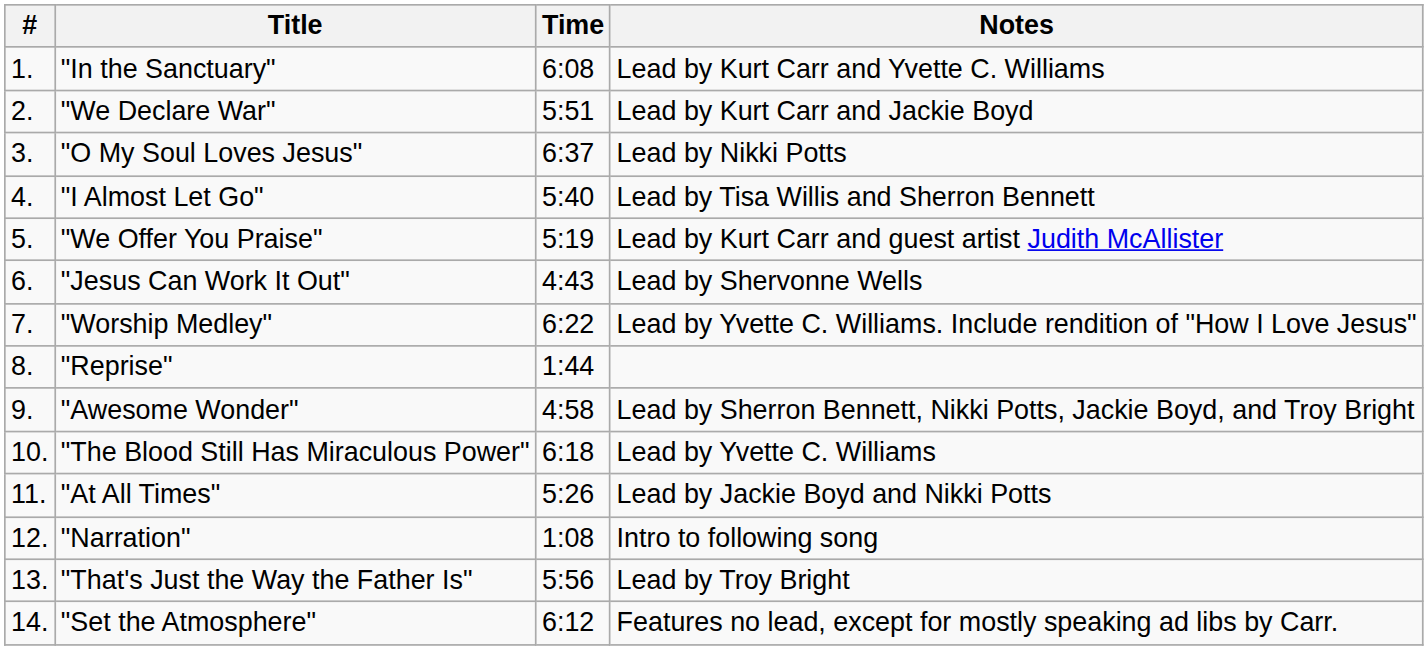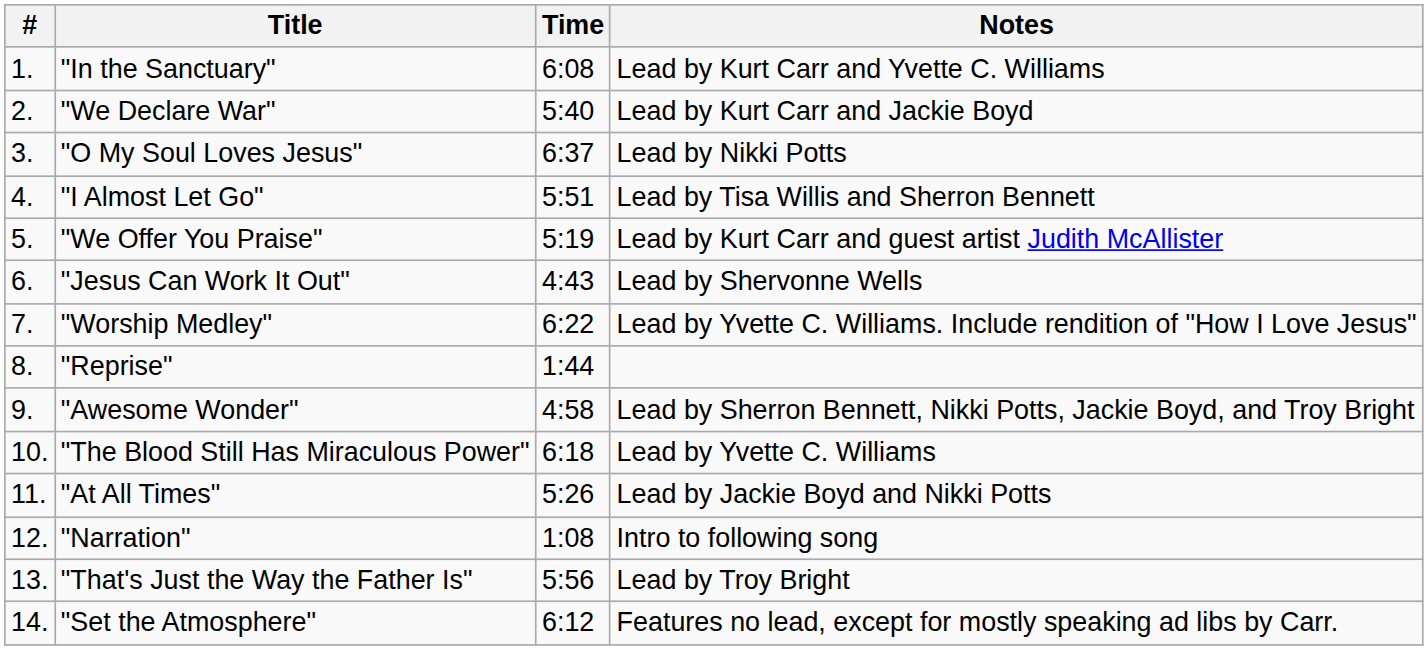(568, 111) 5:51 -> (568, 111) 5:40
(568, 196) 5:40 -> (568, 196) 5:51
